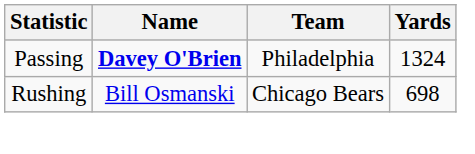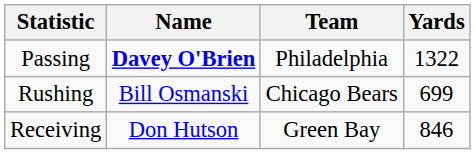(423, 58) 1324 -> (436, 58) 1322
(423, 93) 698 -> (436, 93) 699
+ row: (56, 129)
